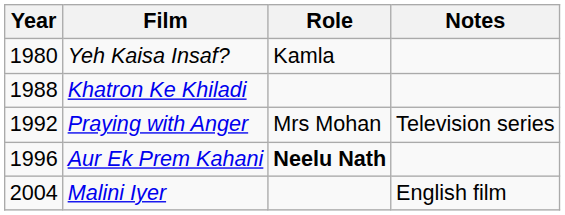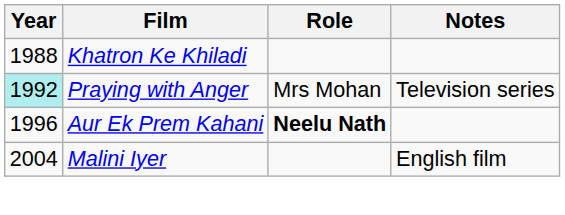- row: (149, 55)
(34, 124) no background -> (34, 90) paleturquoise background
